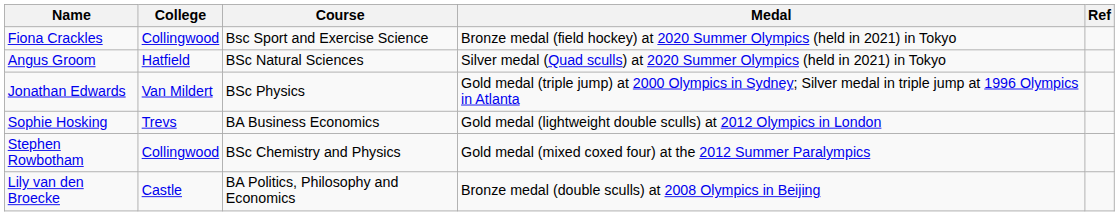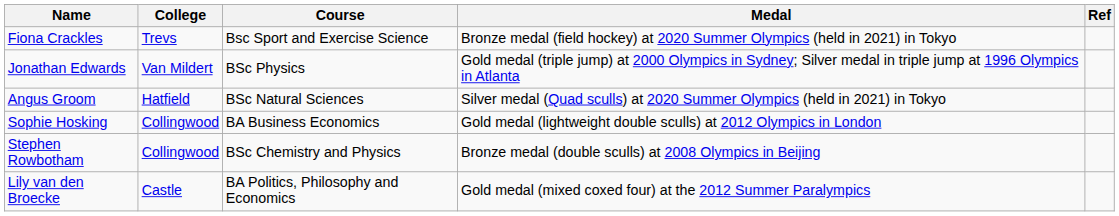(180, 38) Collingwood -> (159, 38) Trevs
rows swapped: (67, 91) <-> (52, 60)
(159, 122) Trevs -> (180, 122) Collingwood
(666, 152) Gold medal (mixed coxed four) at the 2012 Summer Paralympics -> (641, 152) Bronze medal (double sculls) at 2008 Olympics in Beijing
(641, 191) Bronze medal (double sculls) at 2008 Olympics in Beijing -> (666, 191) Gold medal (mixed coxed four) at the 2012 Summer Paralympics
